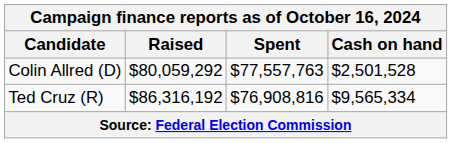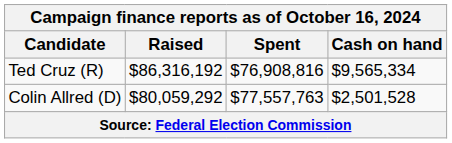rows swapped: (56, 97) <-> (65, 71)
